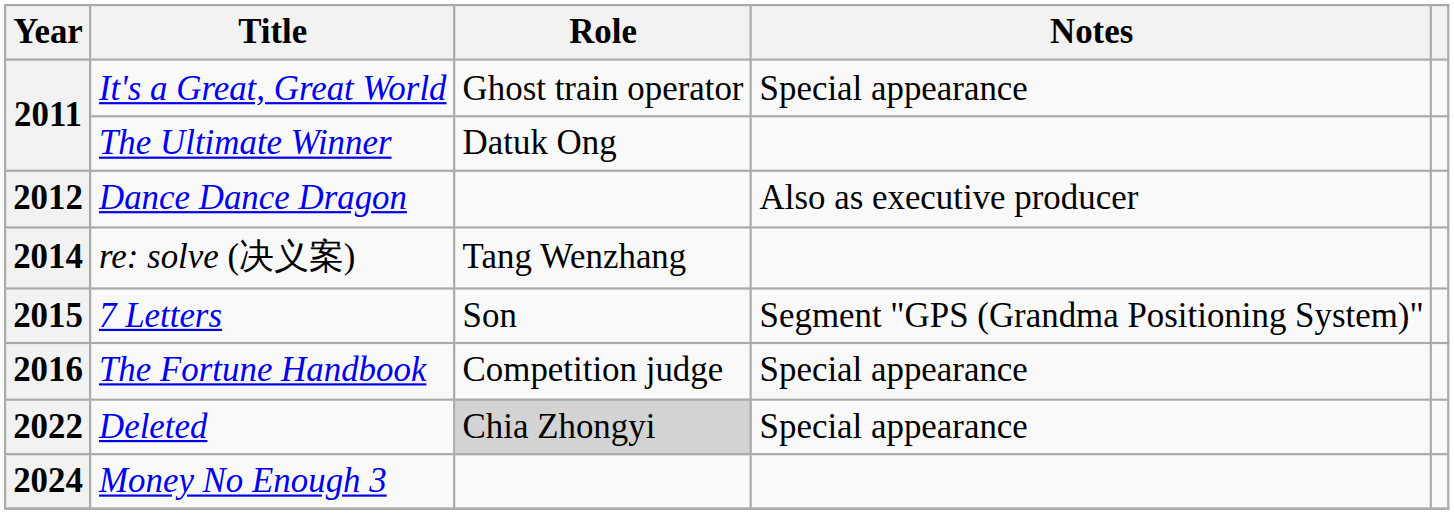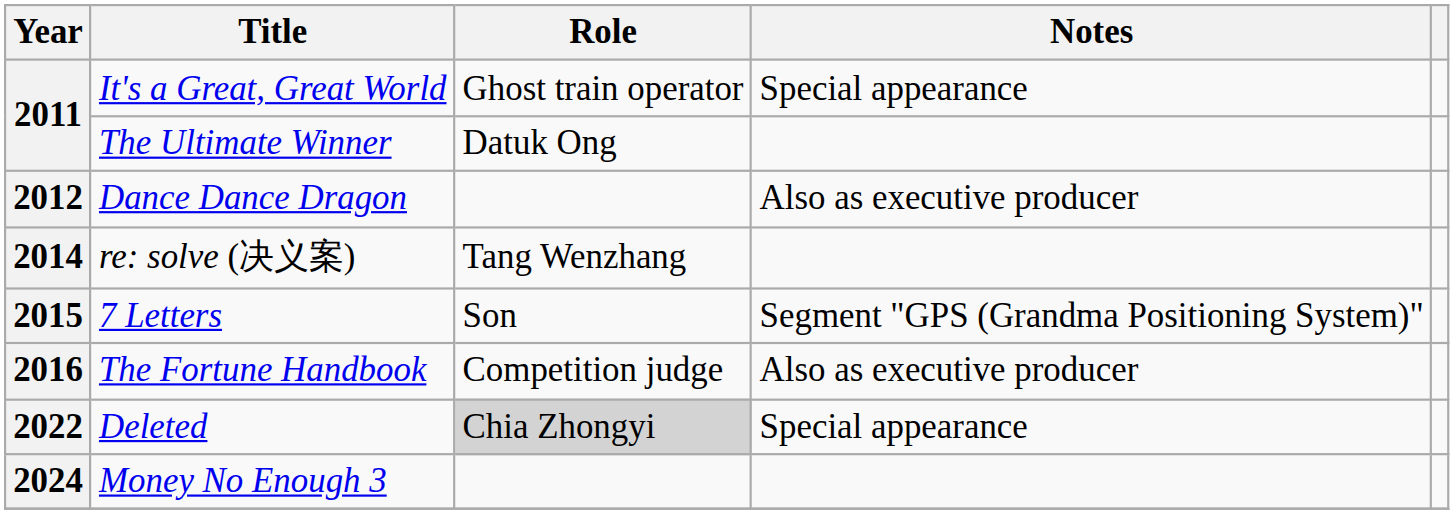(894, 370) Special appearance -> (949, 370) Also as executive producer
